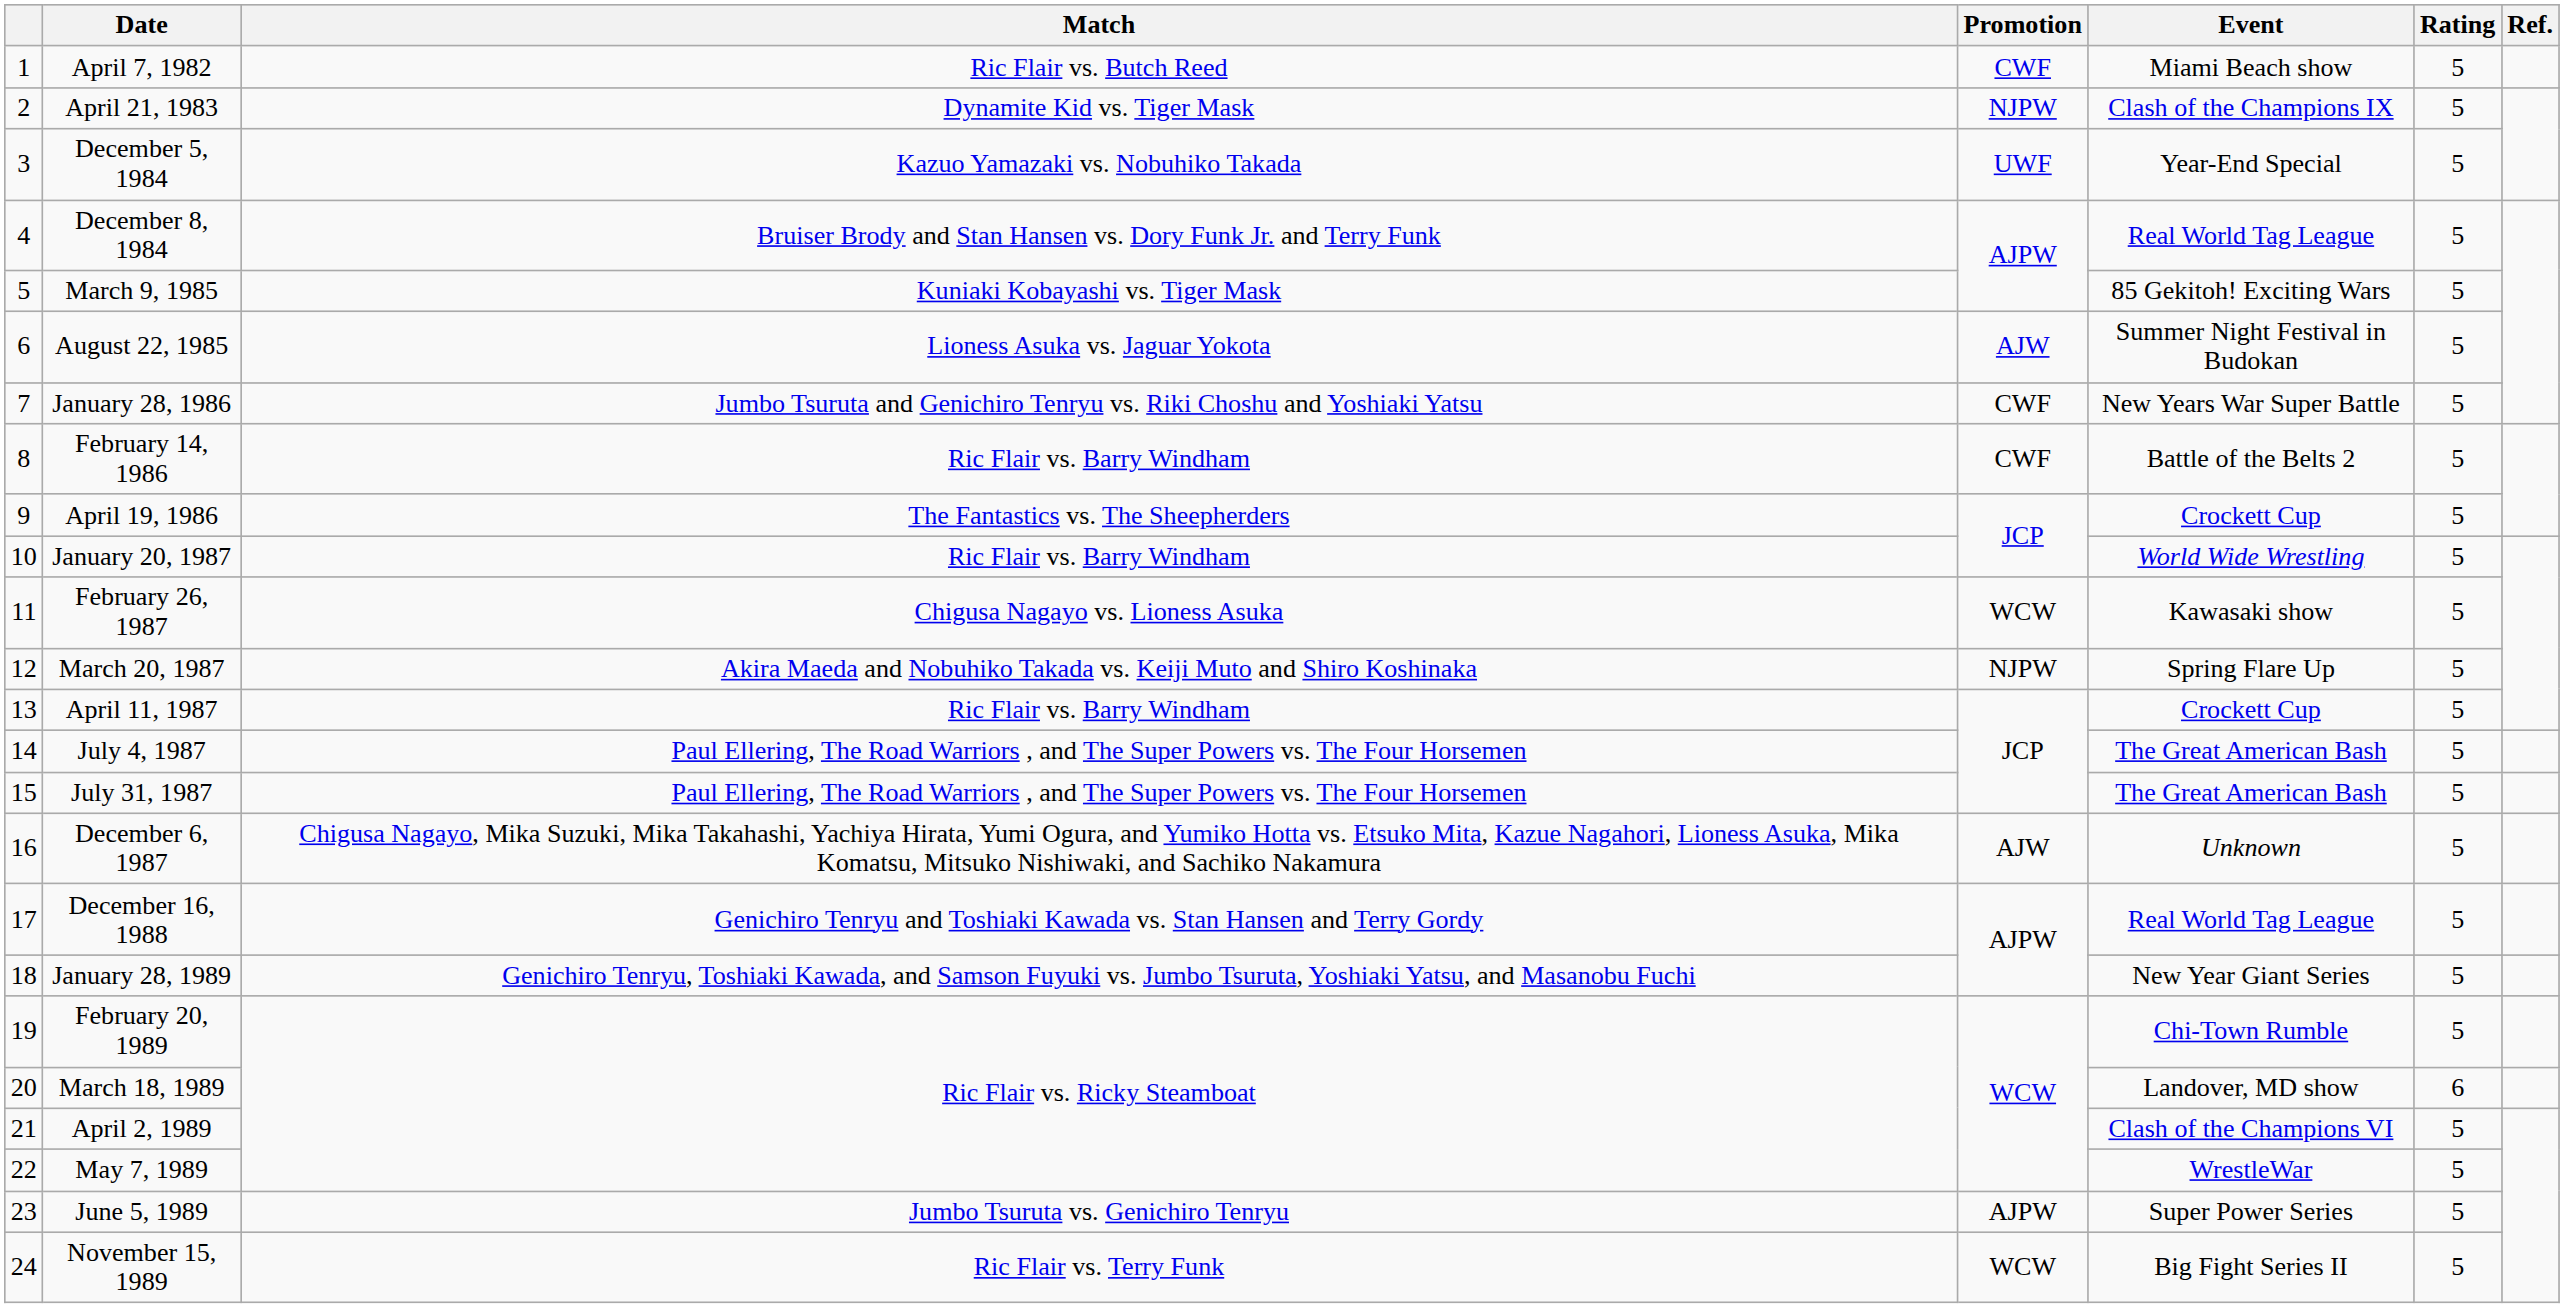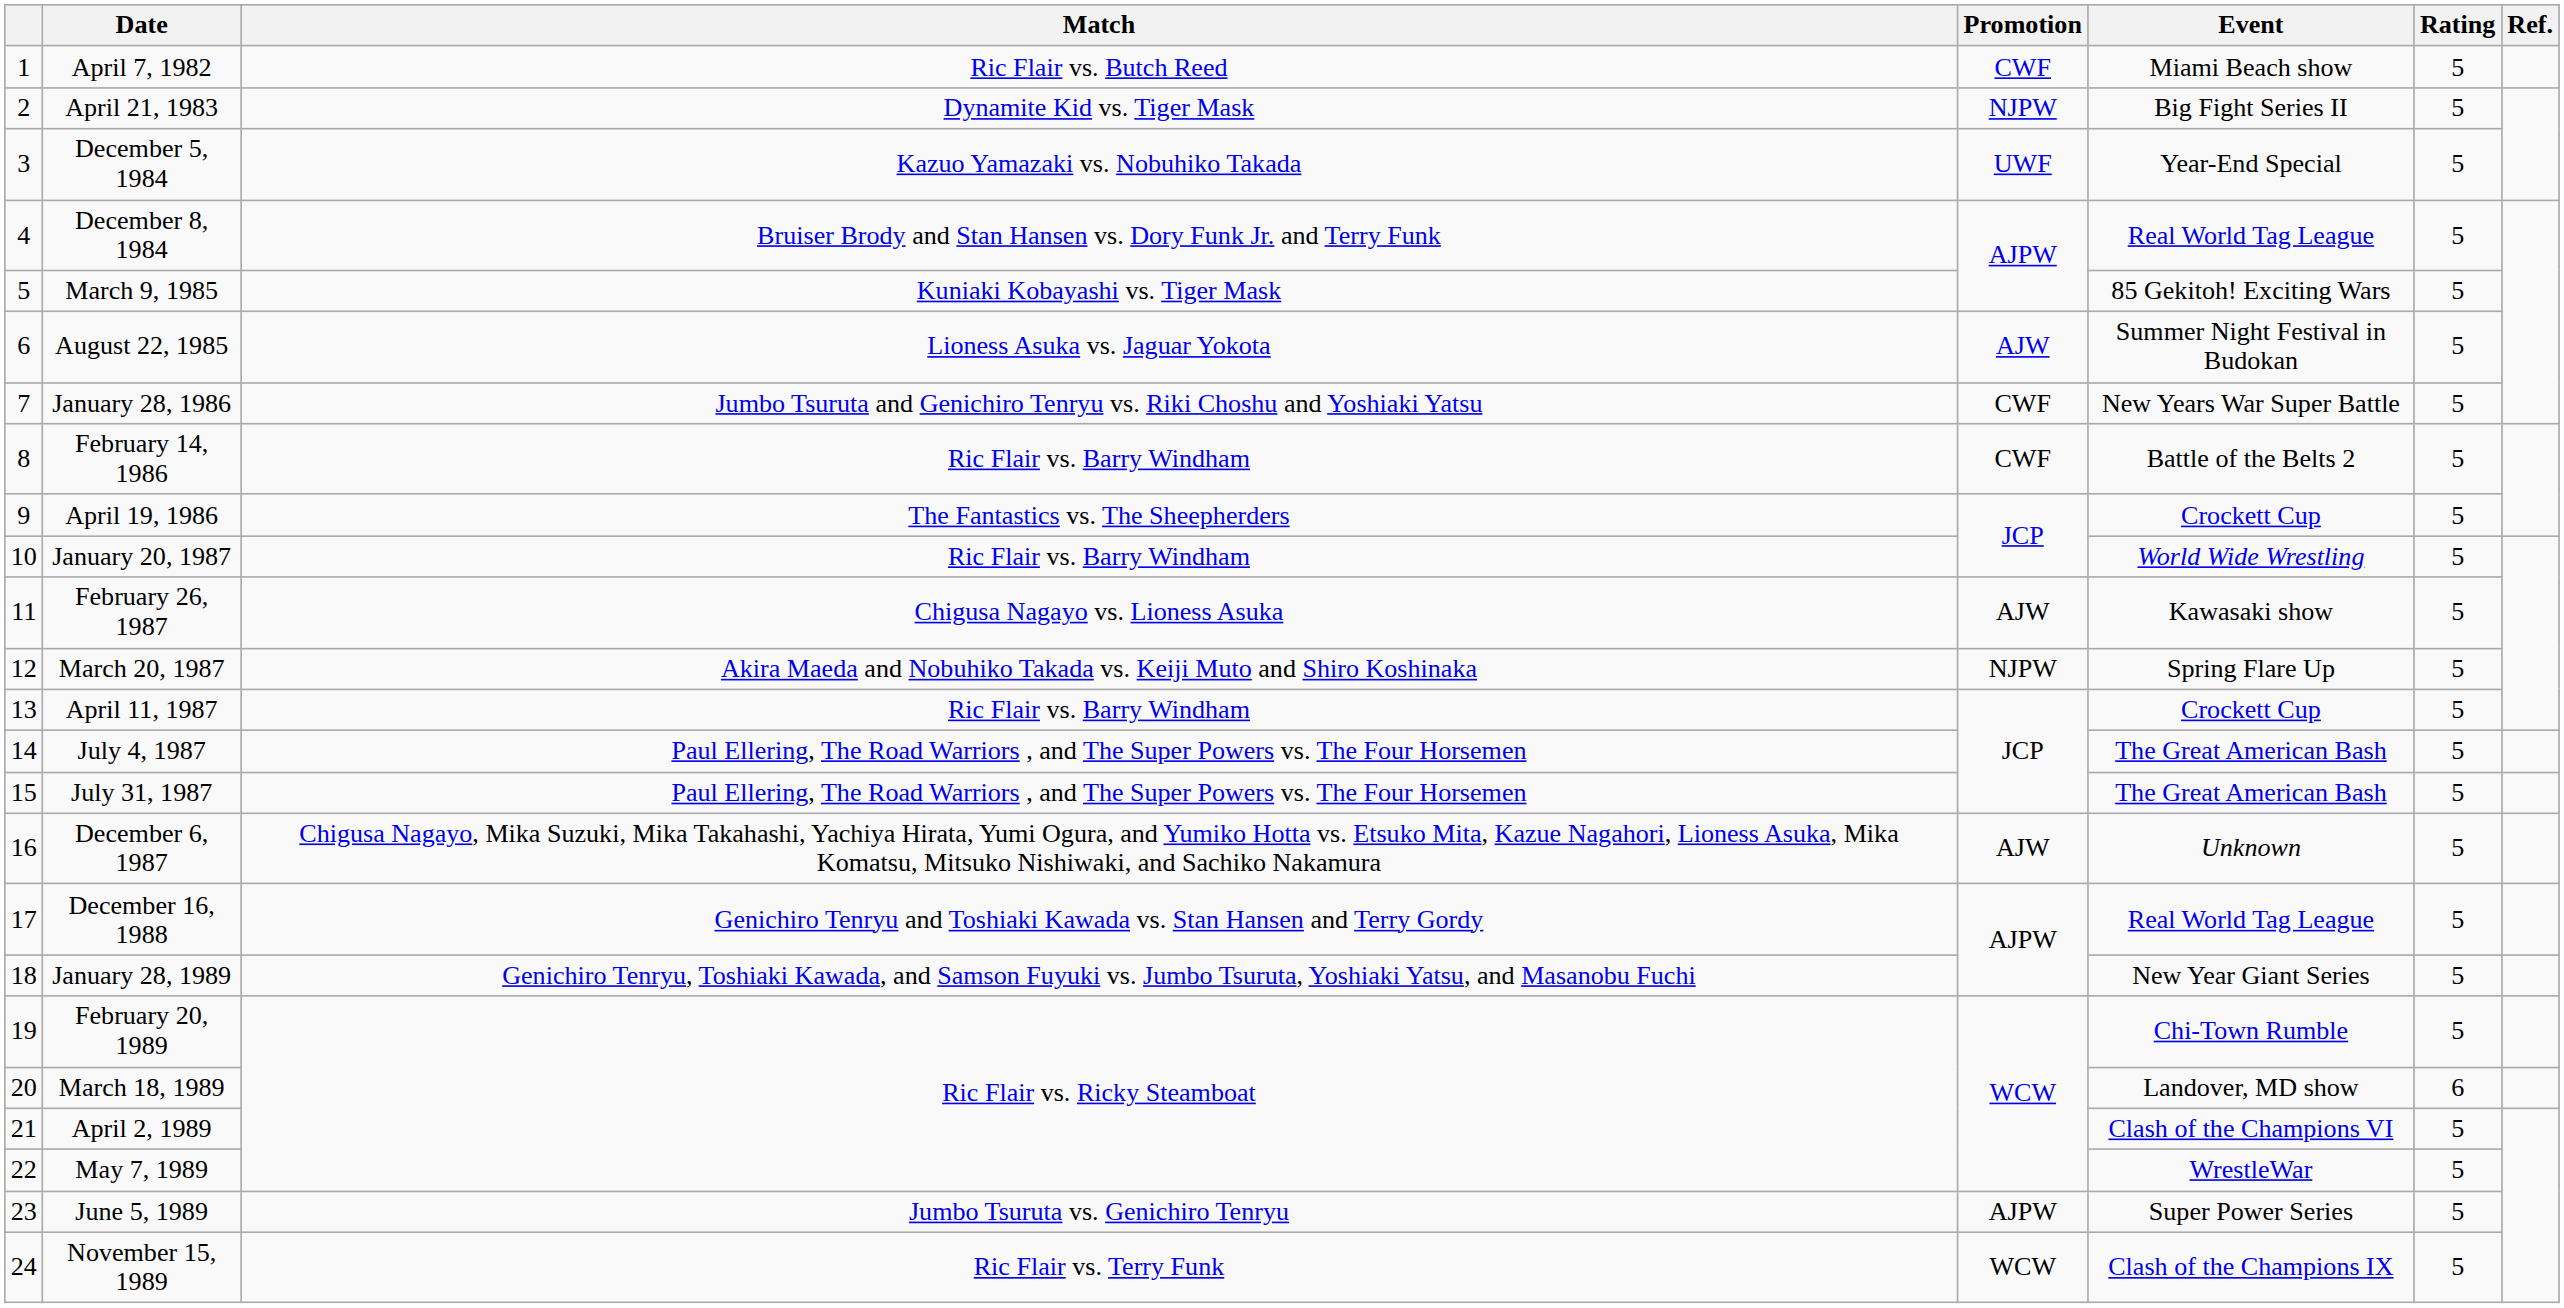(2251, 107) Clash of the Champions IX -> (2251, 107) Big Fight Series II
(2023, 612) WCW -> (2023, 612) AJW
(2251, 1267) Big Fight Series II -> (2251, 1267) Clash of the Champions IX
